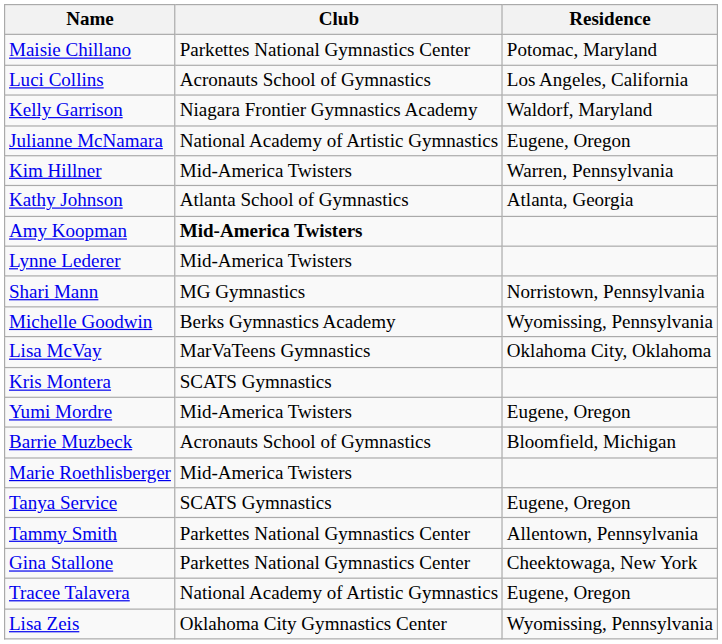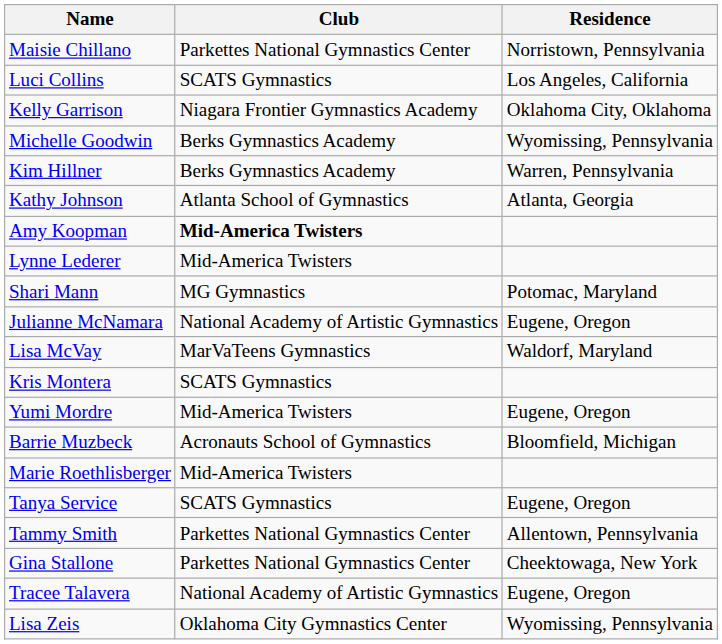(582, 49) Potomac, Maryland -> (606, 49) Norristown, Pennsylvania
(305, 79) Acronauts School of Gymnastics -> (256, 79) SCATS Gymnastics
(580, 110) Waldorf, Maryland -> (609, 110) Oklahoma City, Oklahoma
rows swapped: (81, 321) <-> (86, 140)
(266, 170) Mid-America Twisters -> (288, 170) Berks Gymnastics Academy
(606, 291) Norristown, Pennsylvania -> (582, 291) Potomac, Maryland
(609, 351) Oklahoma City, Oklahoma -> (580, 351) Waldorf, Maryland
